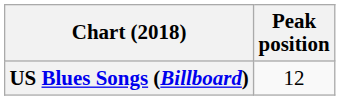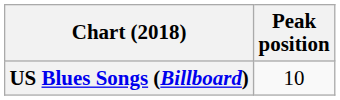(294, 77) 12 -> (294, 77) 10
